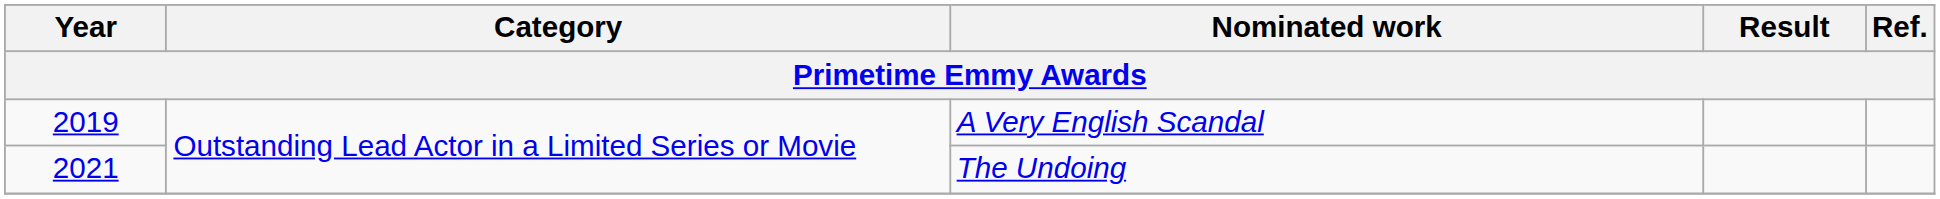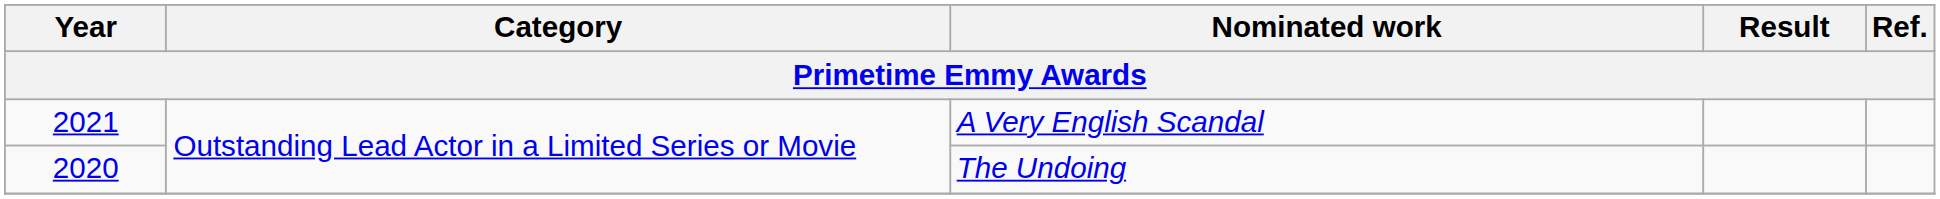(86, 121) 2019 -> (86, 121) 2021
(86, 168) 2021 -> (86, 168) 2020
